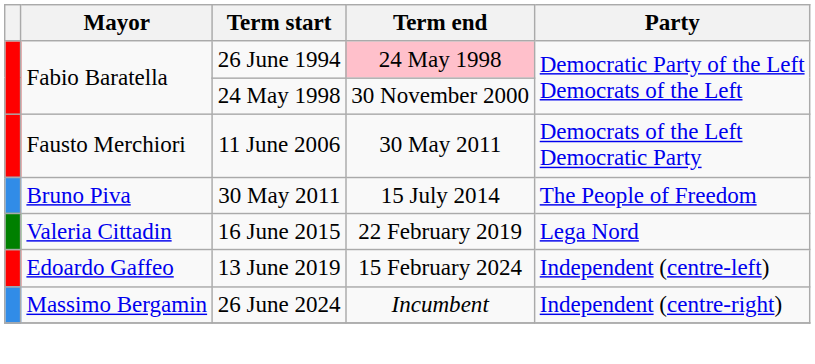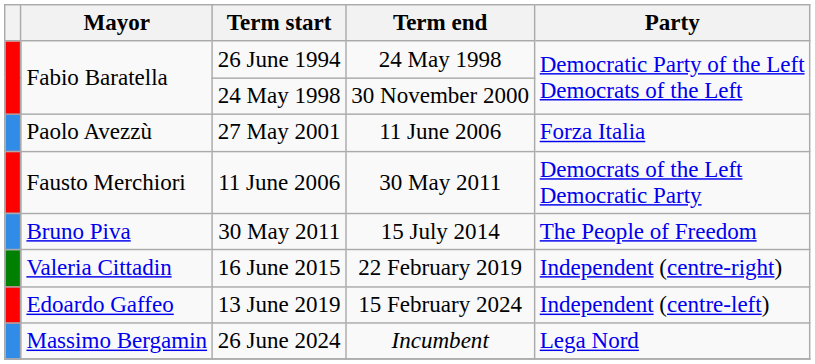(440, 59) pink background -> (440, 59) no background
+ row: (279, 132)
(589, 231) Lega Nord -> (661, 267) Independent (centre-right)
(661, 304) Independent (centre-right) -> (589, 341) Lega Nord
